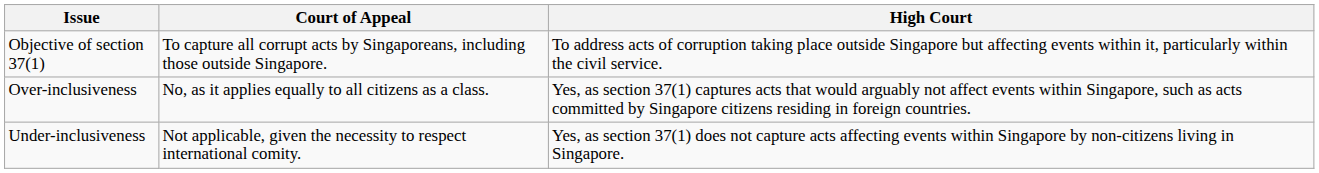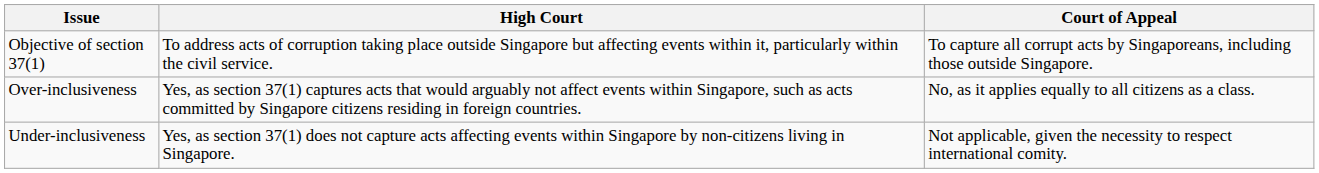columns swapped: (931, 17) <-> (353, 17)
